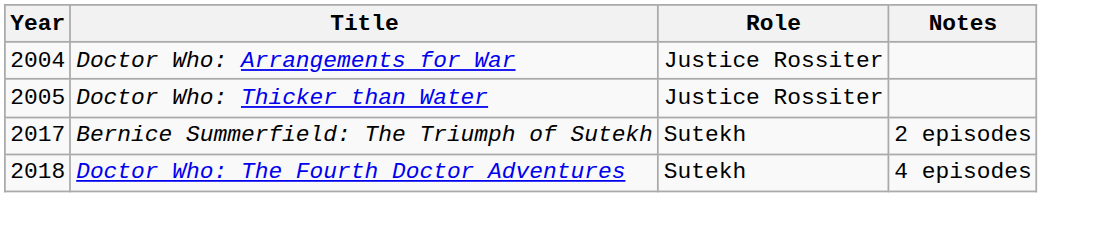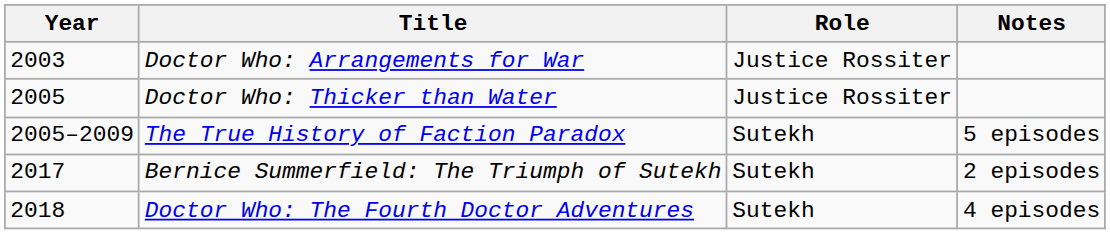(38, 61) 2004 -> (38, 61) 2003
+ row: (385, 135)
